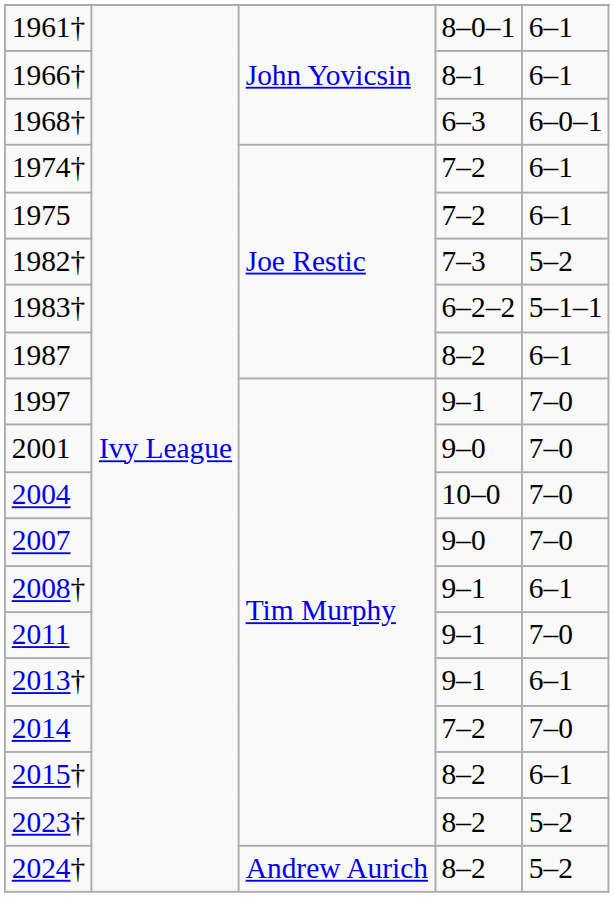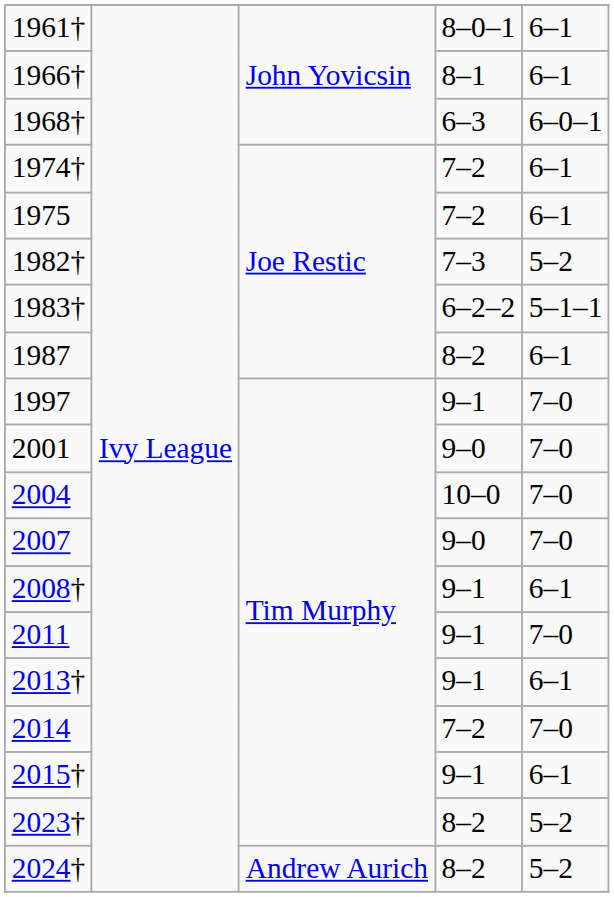(464, 774) 8–2 -> (464, 774) 9–1
